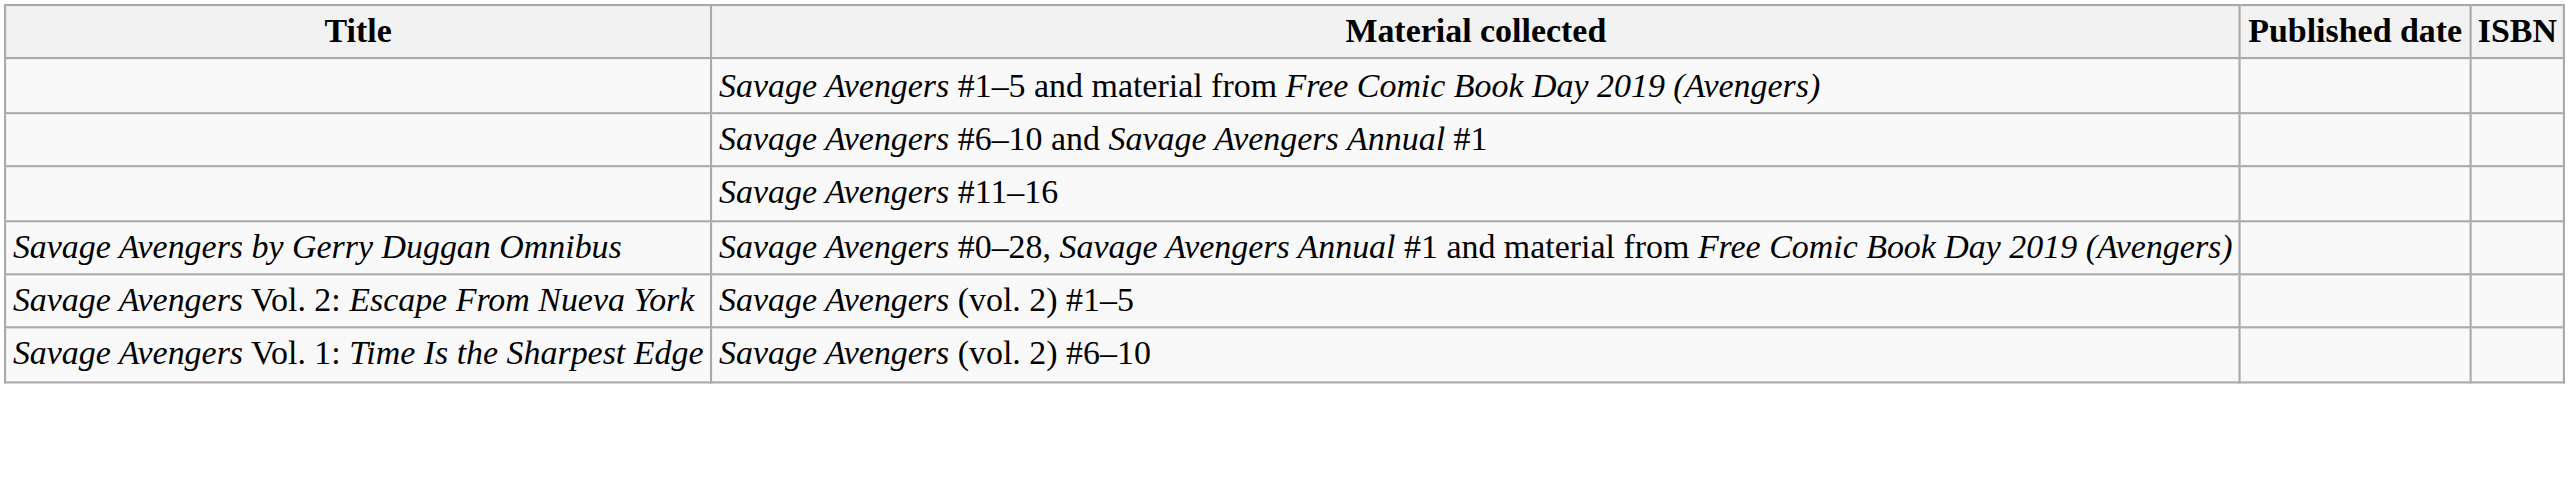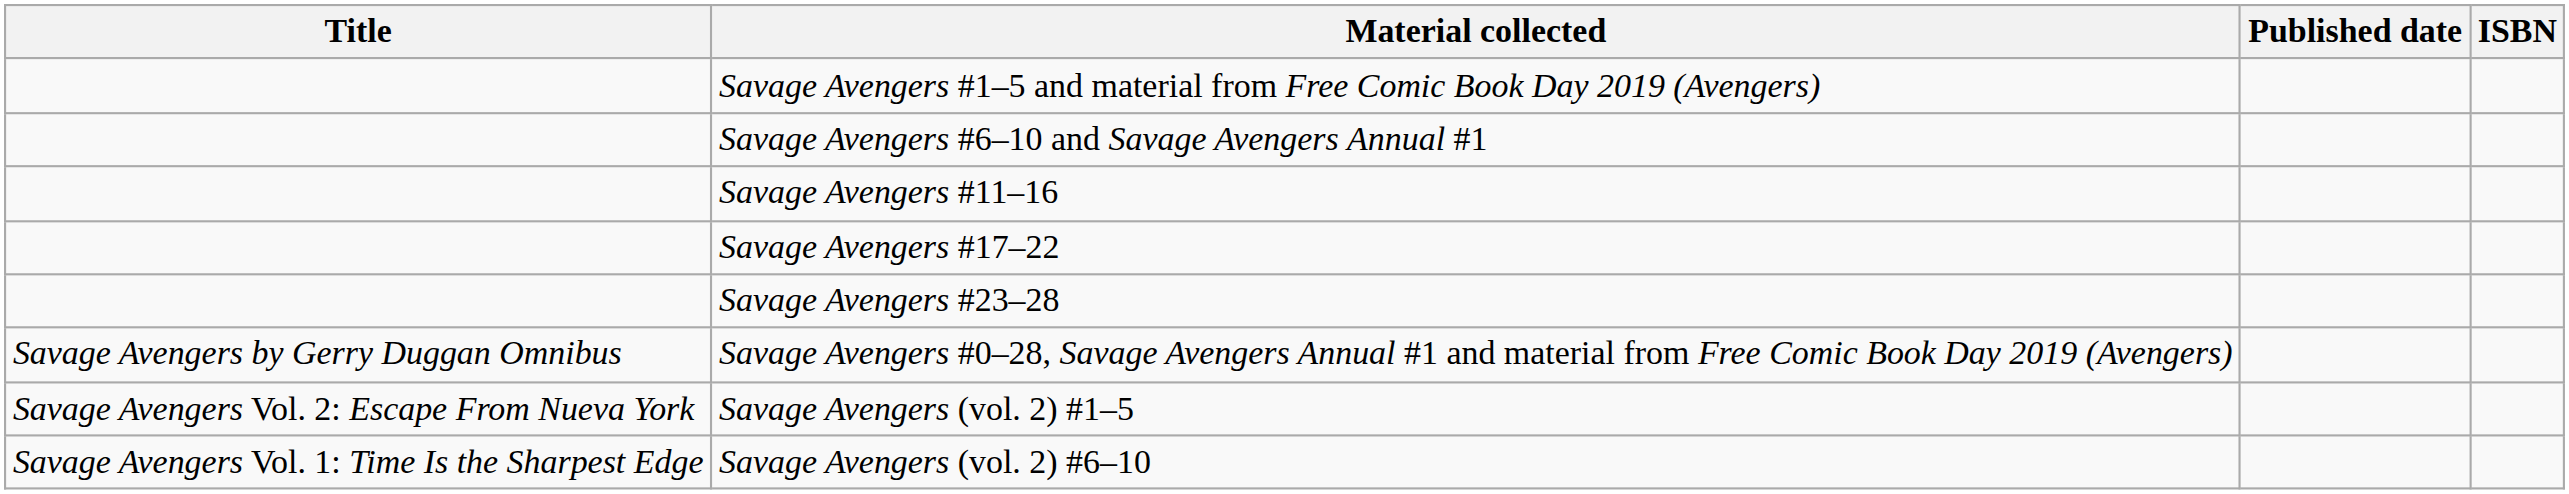+ row: (889, 246)
+ row: (889, 300)
